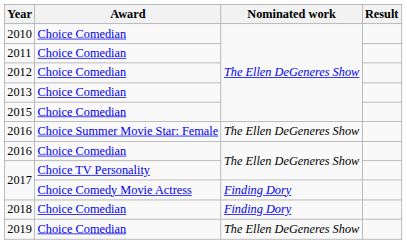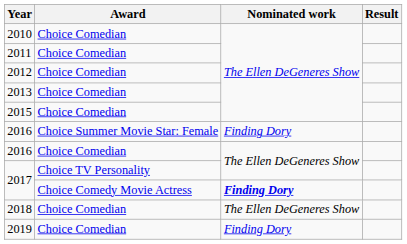(292, 131) The Ellen DeGeneres Show -> (258, 131) Finding Dory
(258, 190) normal -> (259, 190) bold
(258, 209) Finding Dory -> (292, 209) The Ellen DeGeneres Show
(292, 229) The Ellen DeGeneres Show -> (258, 229) Finding Dory
